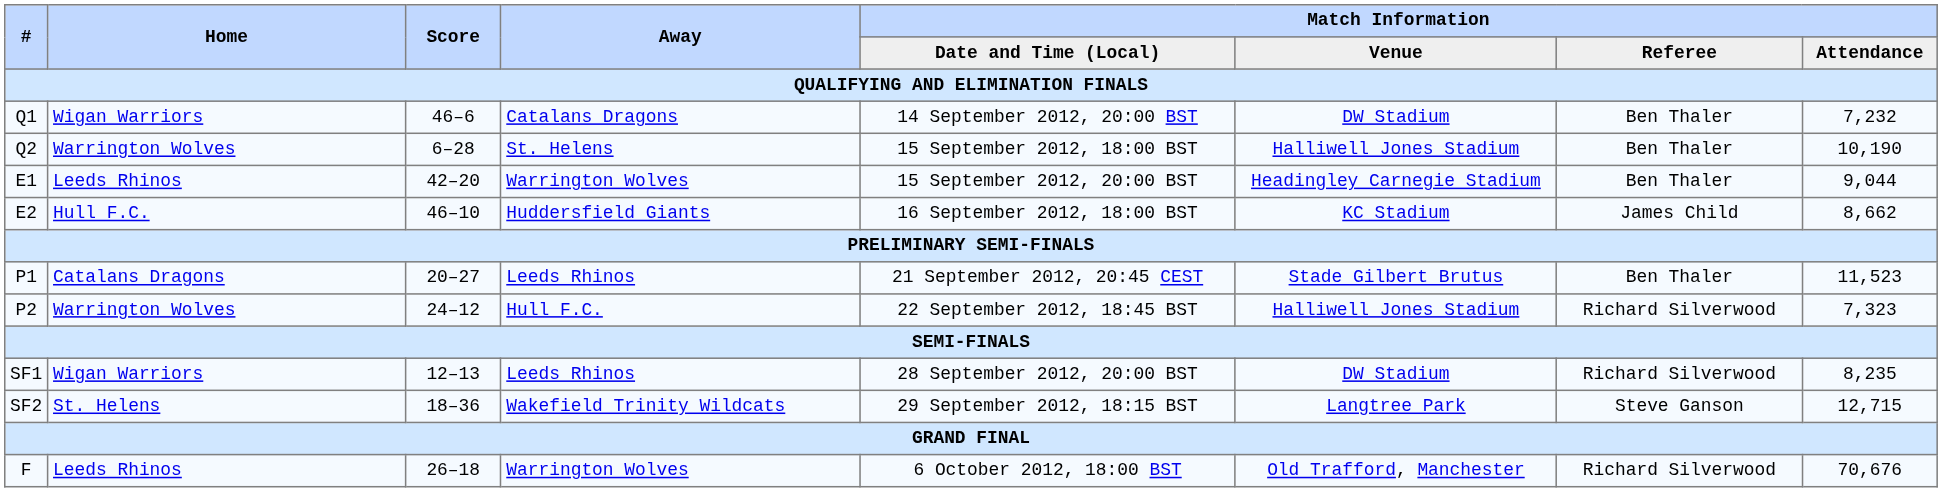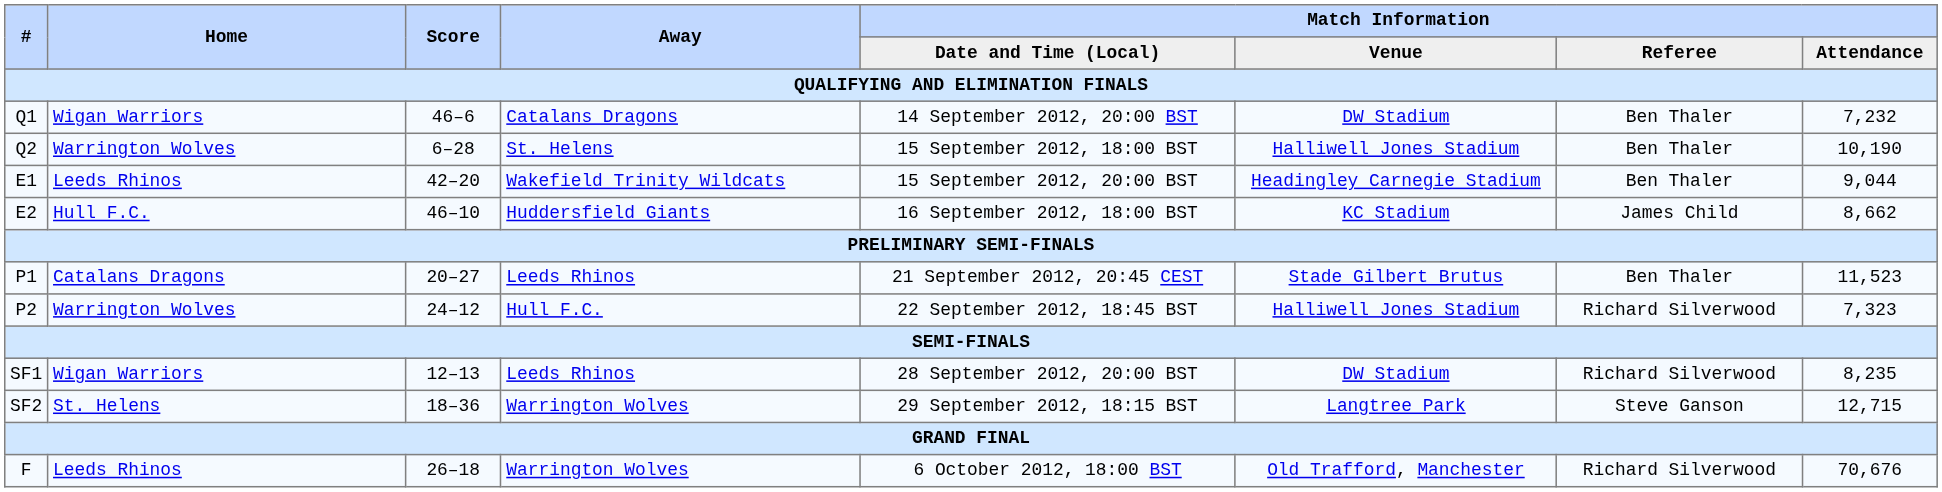(597, 181) Warrington Wolves -> (646, 181) Wakefield Trinity Wildcats
(646, 406) Wakefield Trinity Wildcats -> (597, 406) Warrington Wolves
